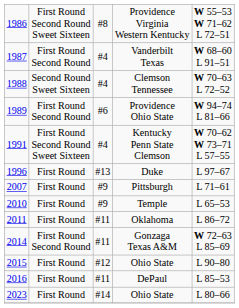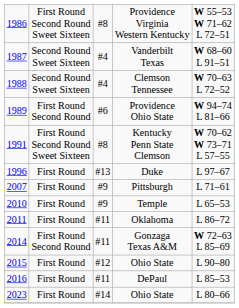(61, 56) First Round Second Round -> (61, 56) Second Round Sweet Sixteen
(103, 144) #4 -> (103, 144) #8
